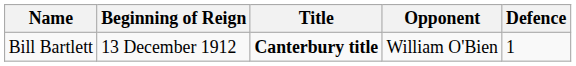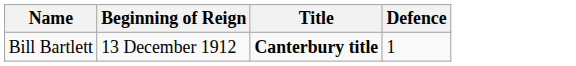- column: (442, 18)
